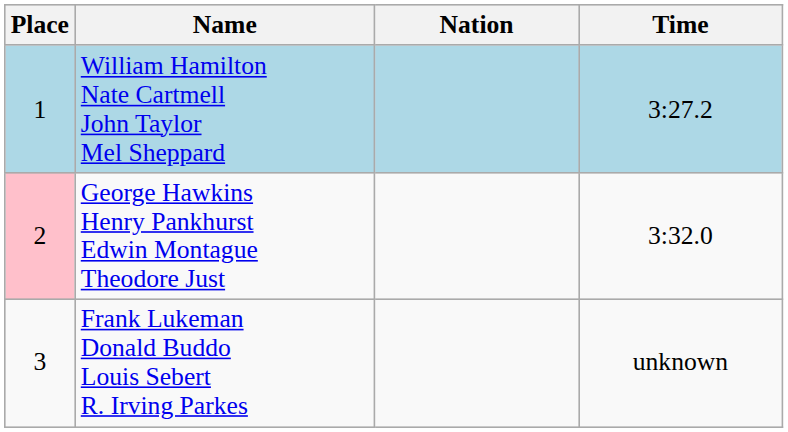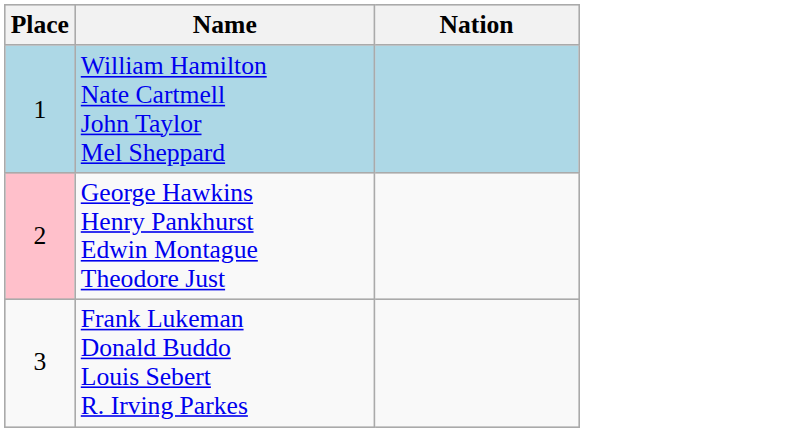- column: (680, 24)
